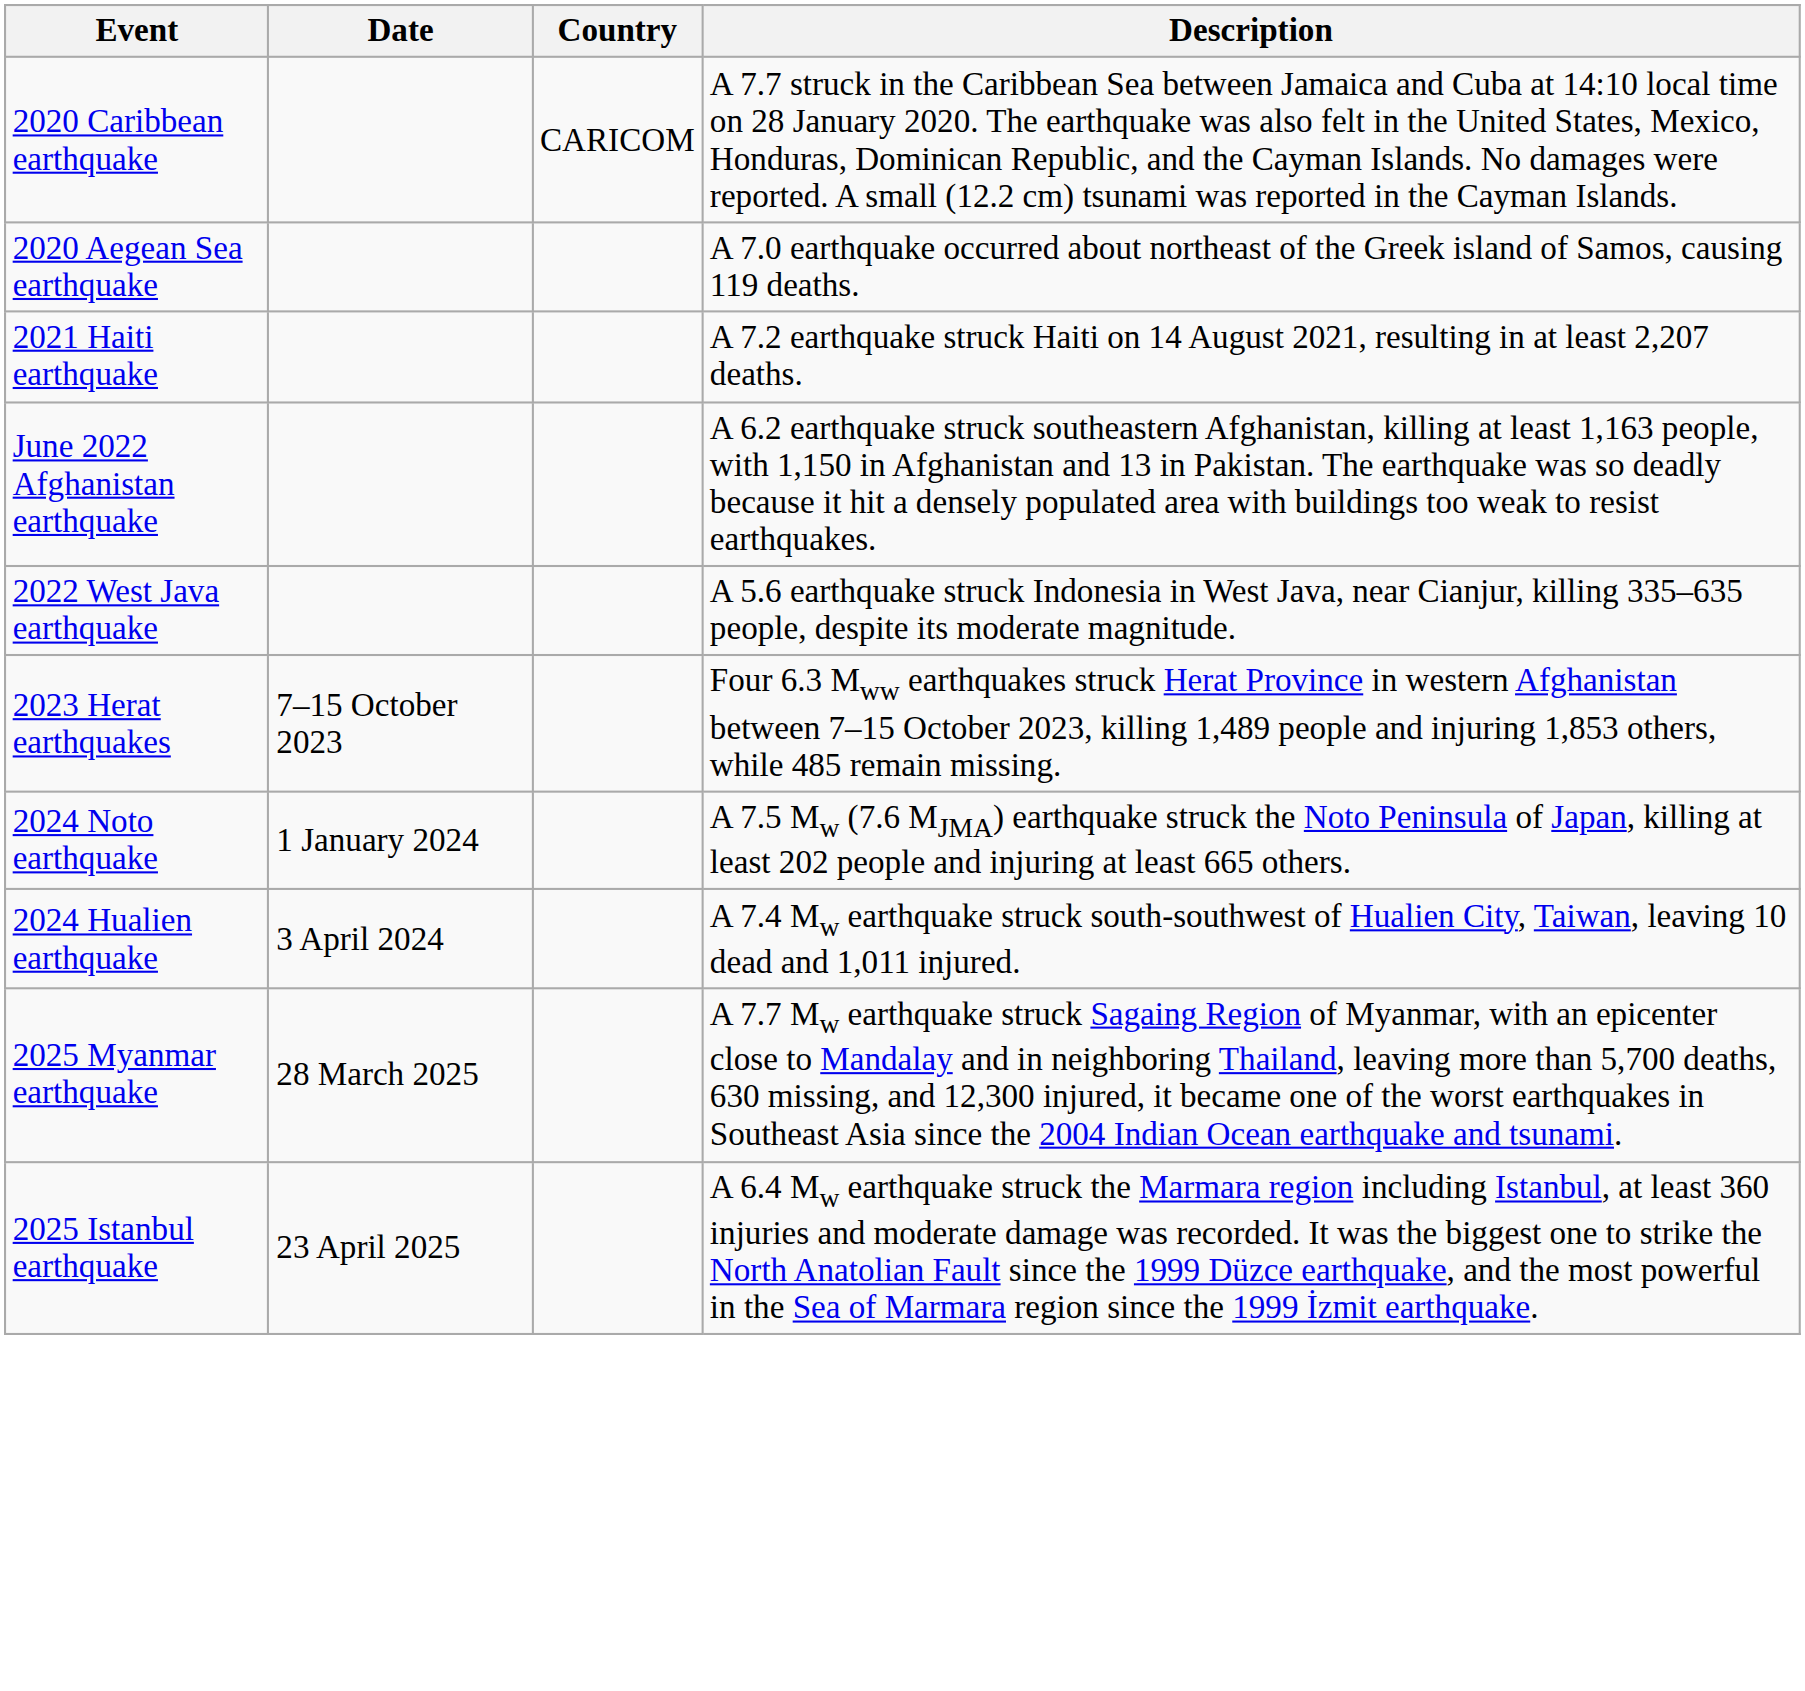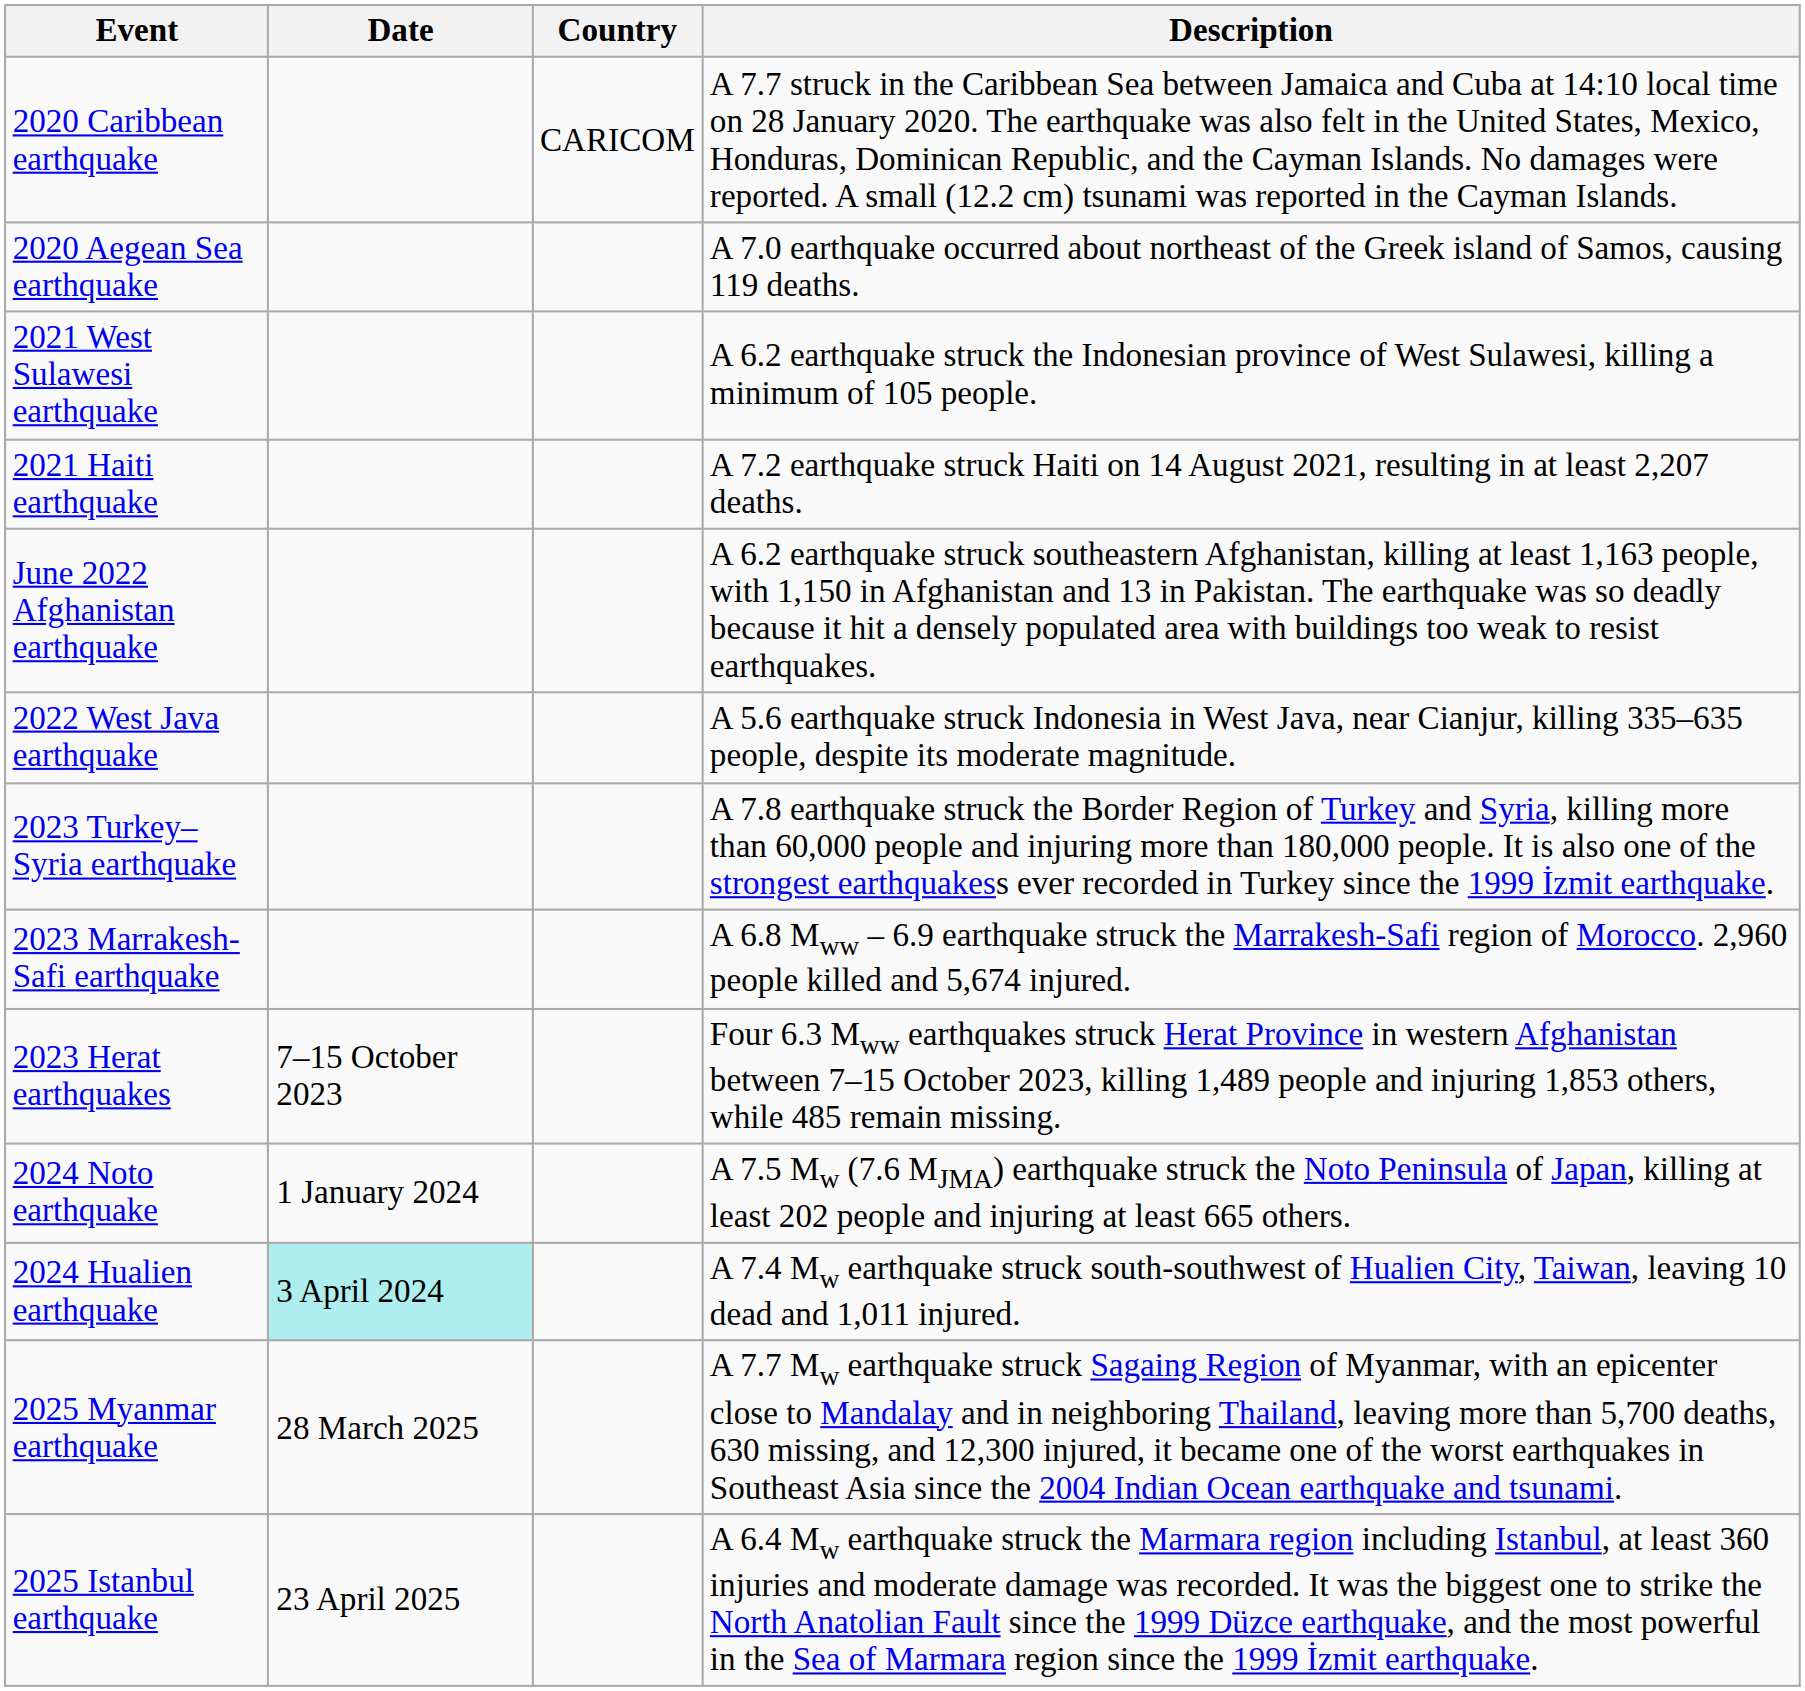+ row: (85, 374)
+ row: (124, 845)
+ row: (126, 958)
(360, 938) no background -> (360, 1290) paleturquoise background
